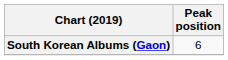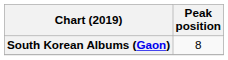(198, 45) 6 -> (198, 45) 8
